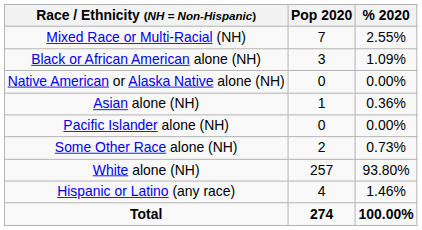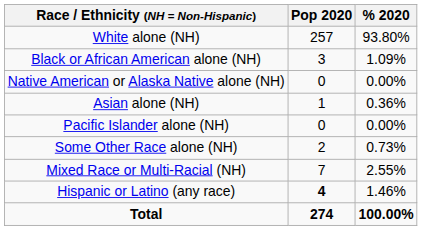rows swapped: (146, 170) <-> (146, 37)
(322, 192) normal -> (322, 192) bold
